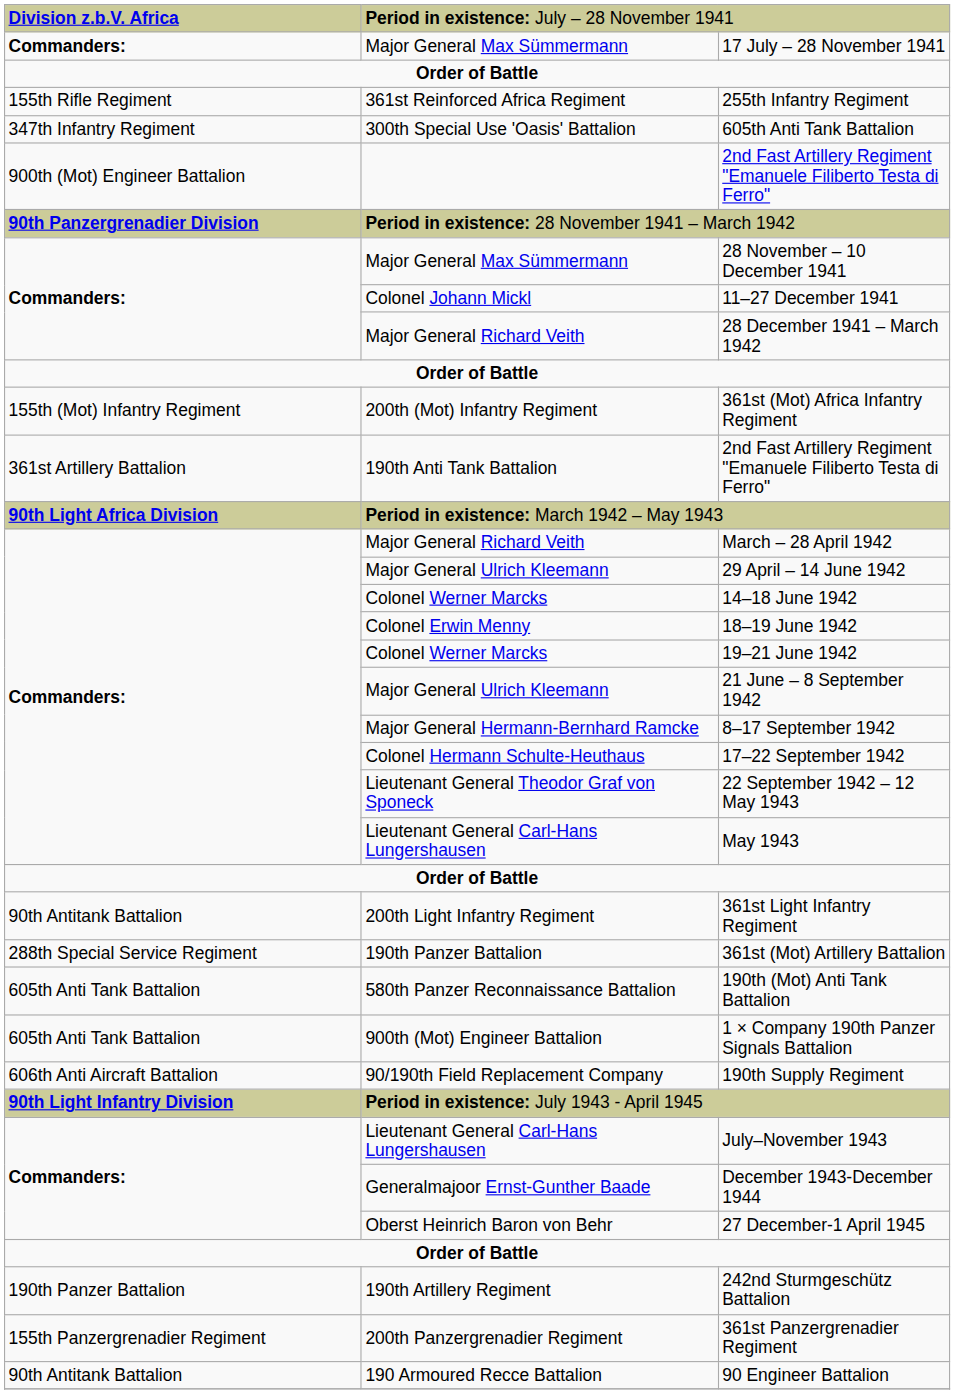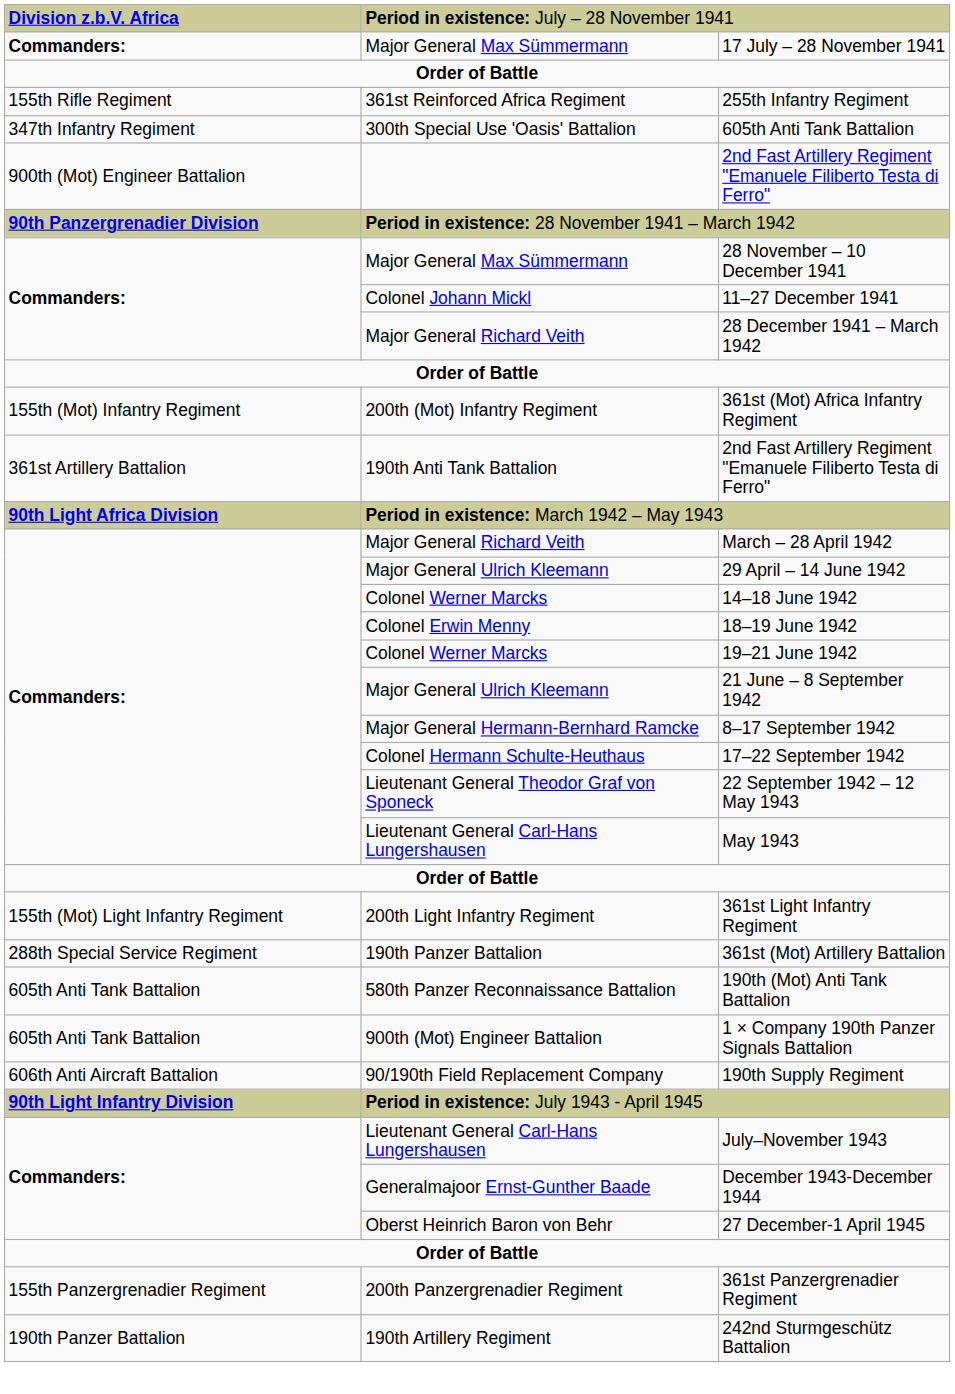(95, 915) 90th Antitank Battalion -> (146, 915) 155th (Mot) Light Infantry Regiment
rows swapped: (494, 1337) <-> (458, 1290)
- row: (484, 1375)
